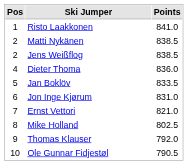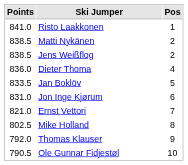columns swapped: (15, 12) <-> (167, 12)
